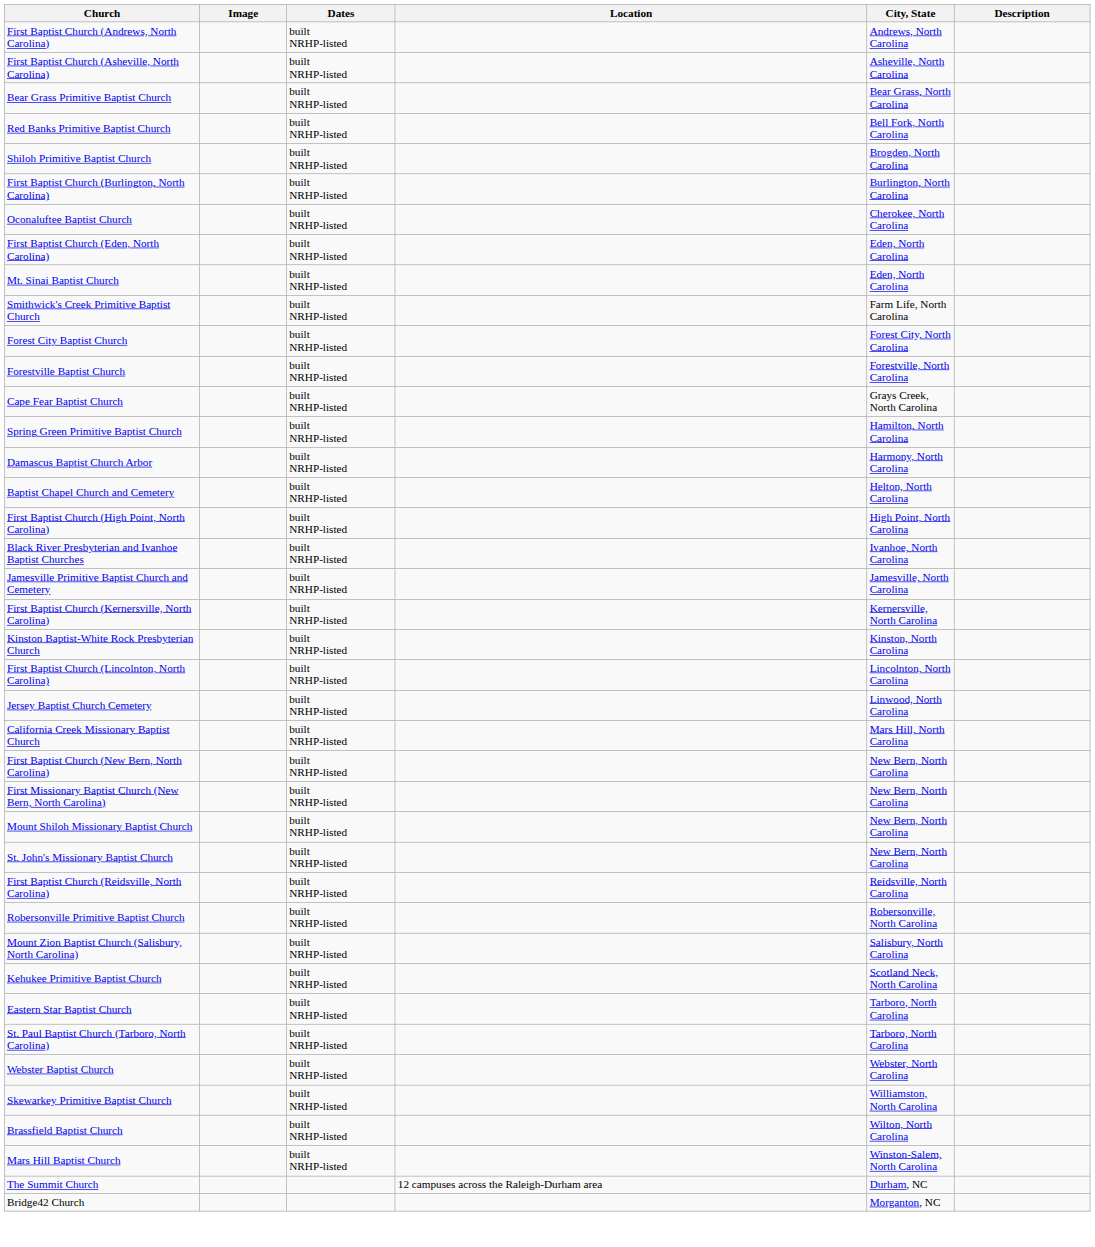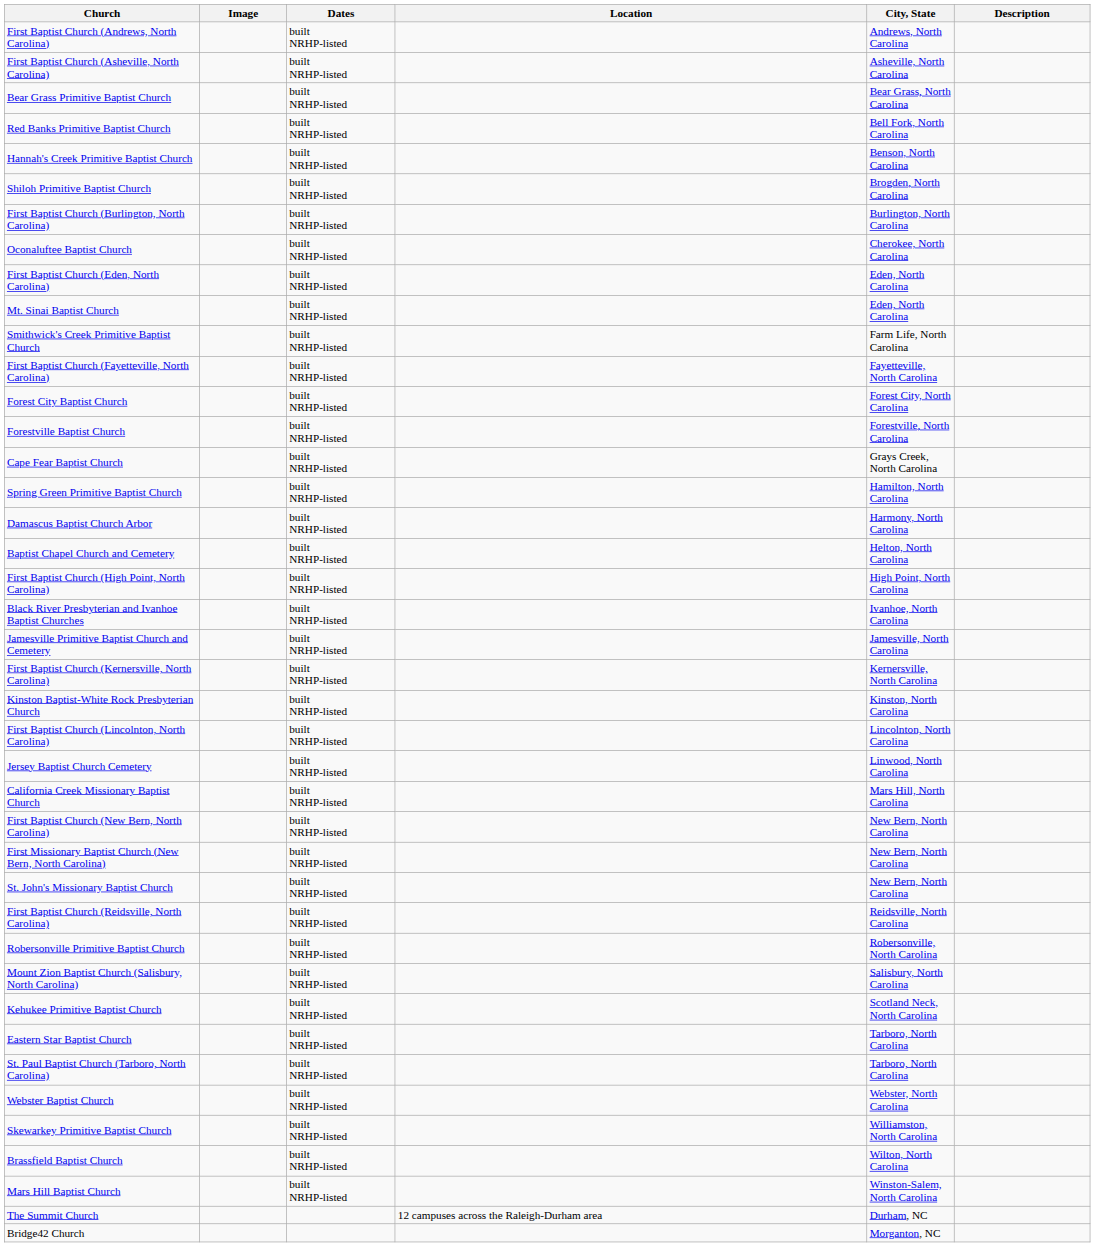+ row: (100, 158)
+ row: (98, 371)
- row: (100, 826)
